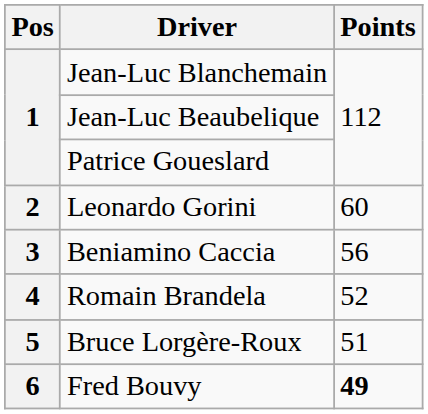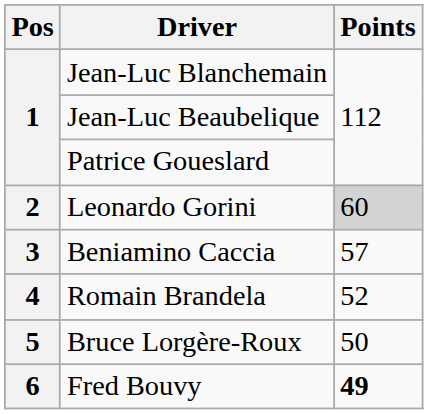(354, 206) no background -> (354, 206) lightgrey background
(354, 251) 56 -> (354, 251) 57
(354, 341) 51 -> (354, 341) 50
